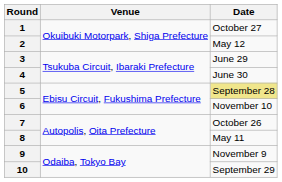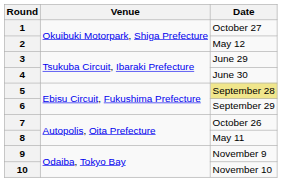(242, 106) November 10 -> (244, 106) September 29
(244, 169) September 29 -> (242, 169) November 10
